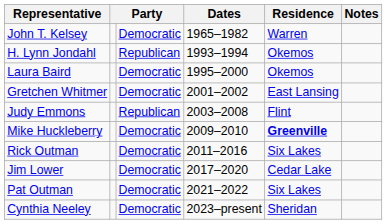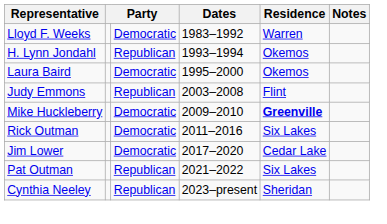- row: (47, 33)
+ row: (49, 33)
- row: (57, 92)
(150, 190) Democratic -> (145, 170) Republican
(150, 209) Democratic -> (145, 190) Republican
